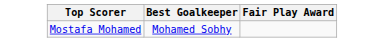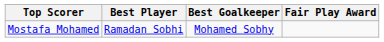+ column: (144, 13)
